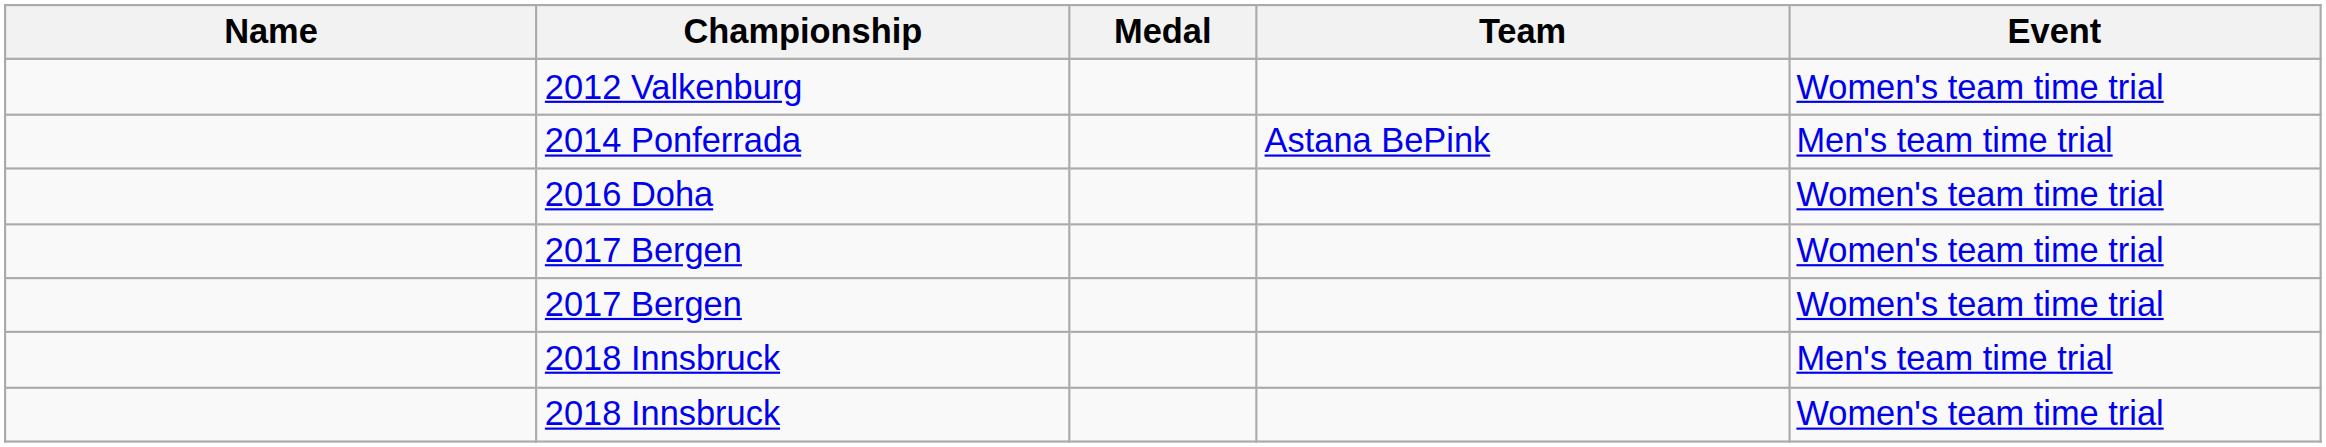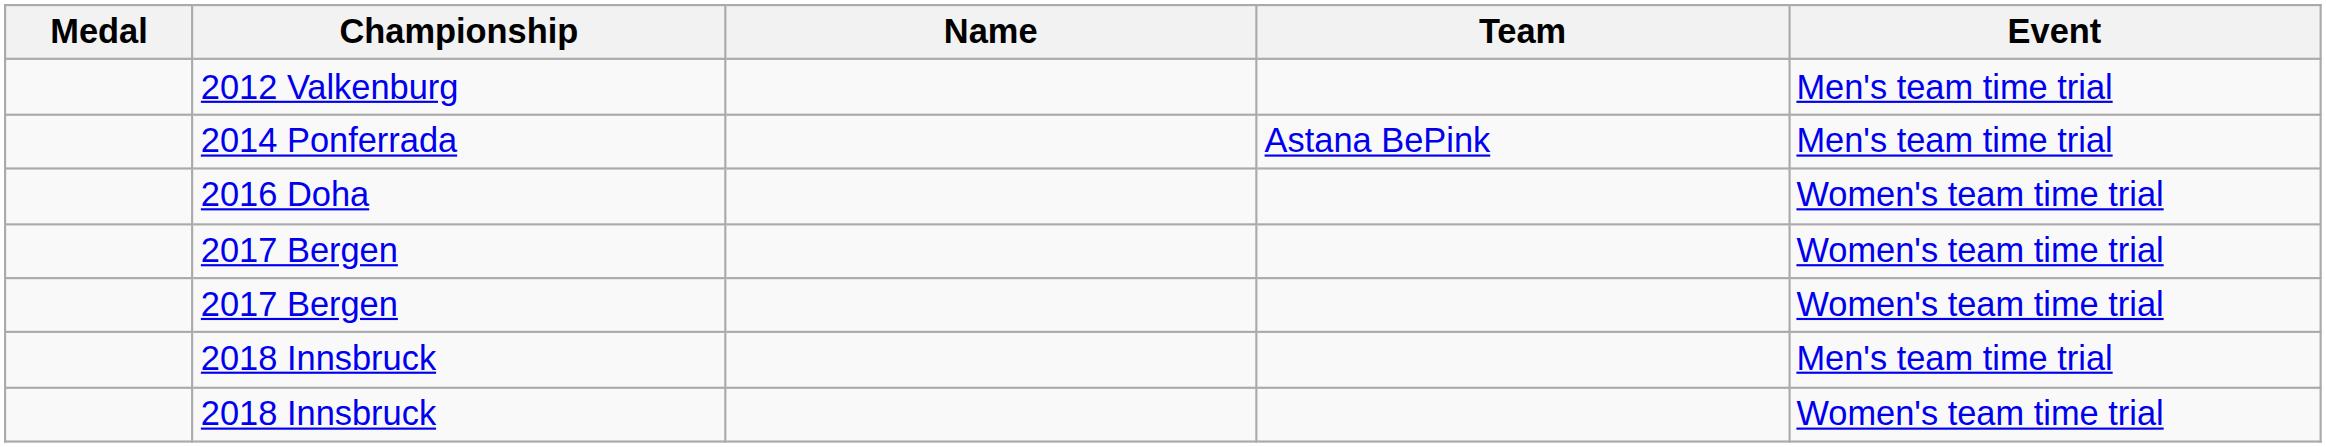columns swapped: (1163, 31) <-> (271, 31)
(1980, 86) Women's team time trial -> (1955, 86) Men's team time trial
